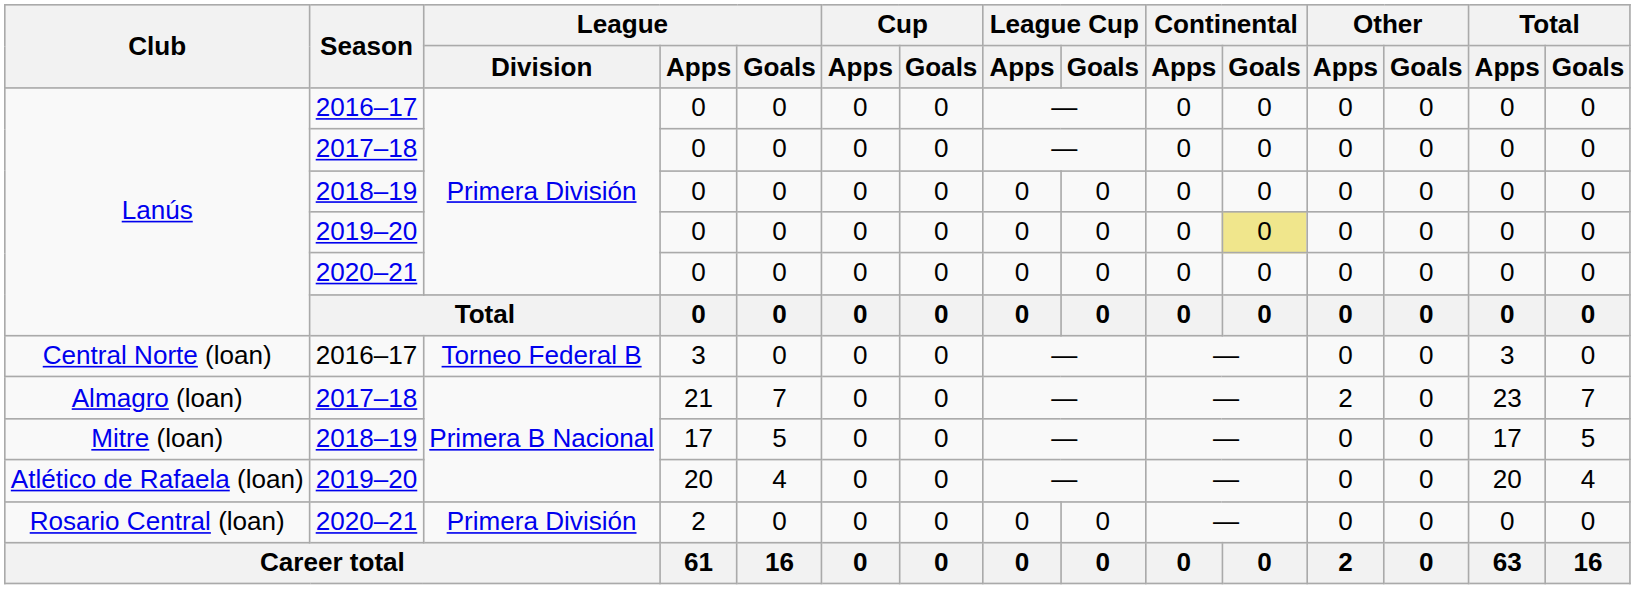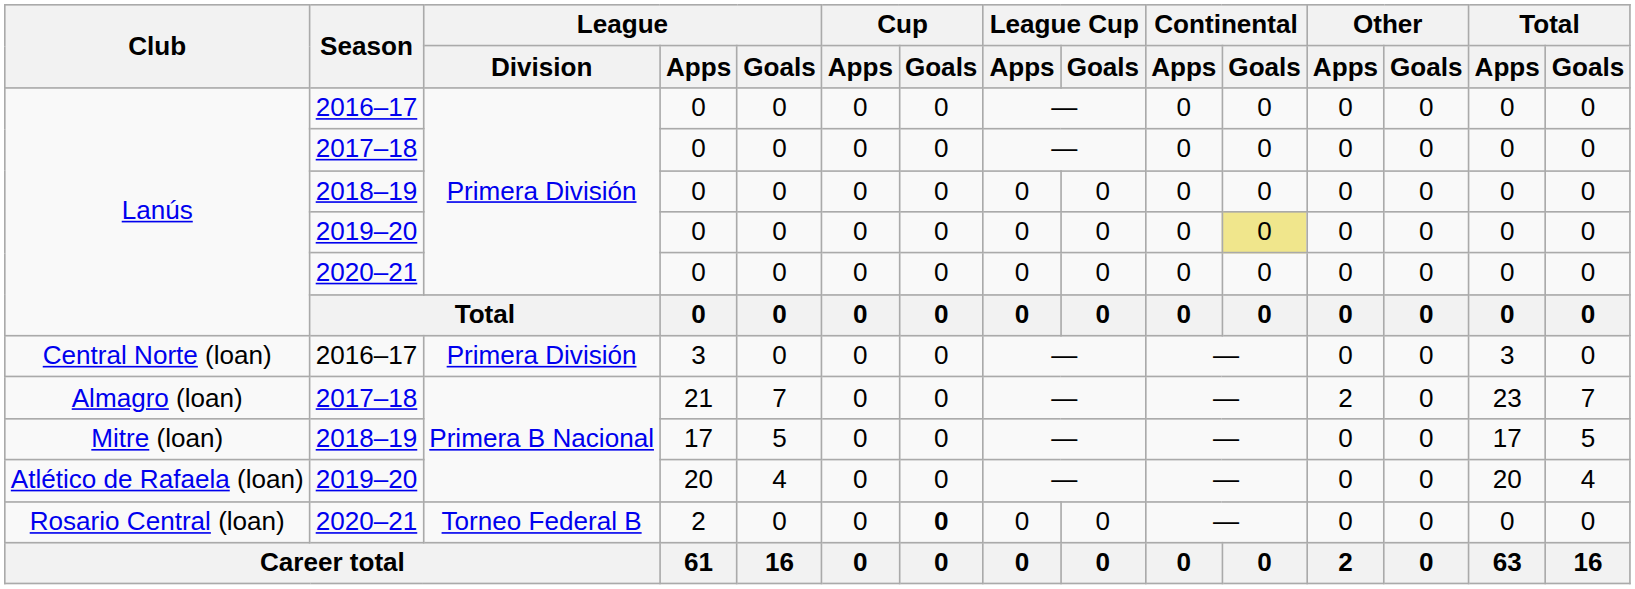(542, 356) Torneo Federal B -> (542, 356) Primera División
(542, 521) Primera División -> (542, 521) Torneo Federal B
(941, 521) normal -> (941, 521) bold
